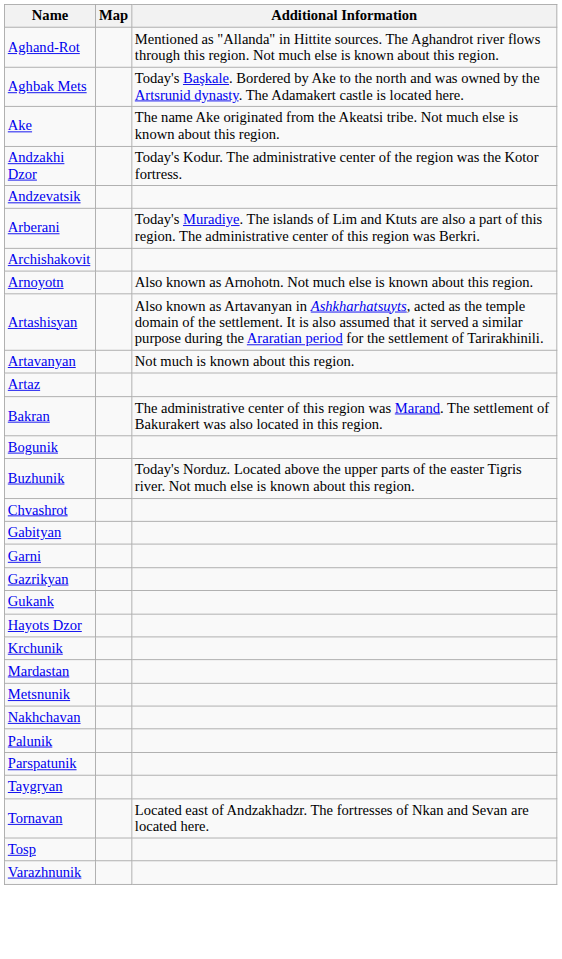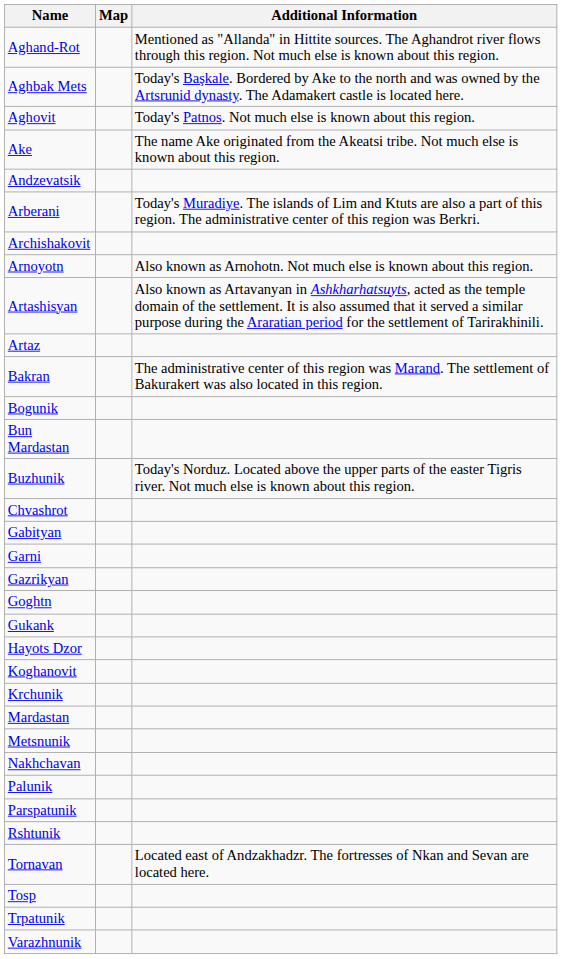+ row: (32, 118)
- row: (36, 165)
- row: (42, 361)
+ row: (39, 439)
+ row: (30, 602)
+ row: (42, 671)
+ row: (34, 833)
- row: (35, 786)
+ row: (36, 918)
